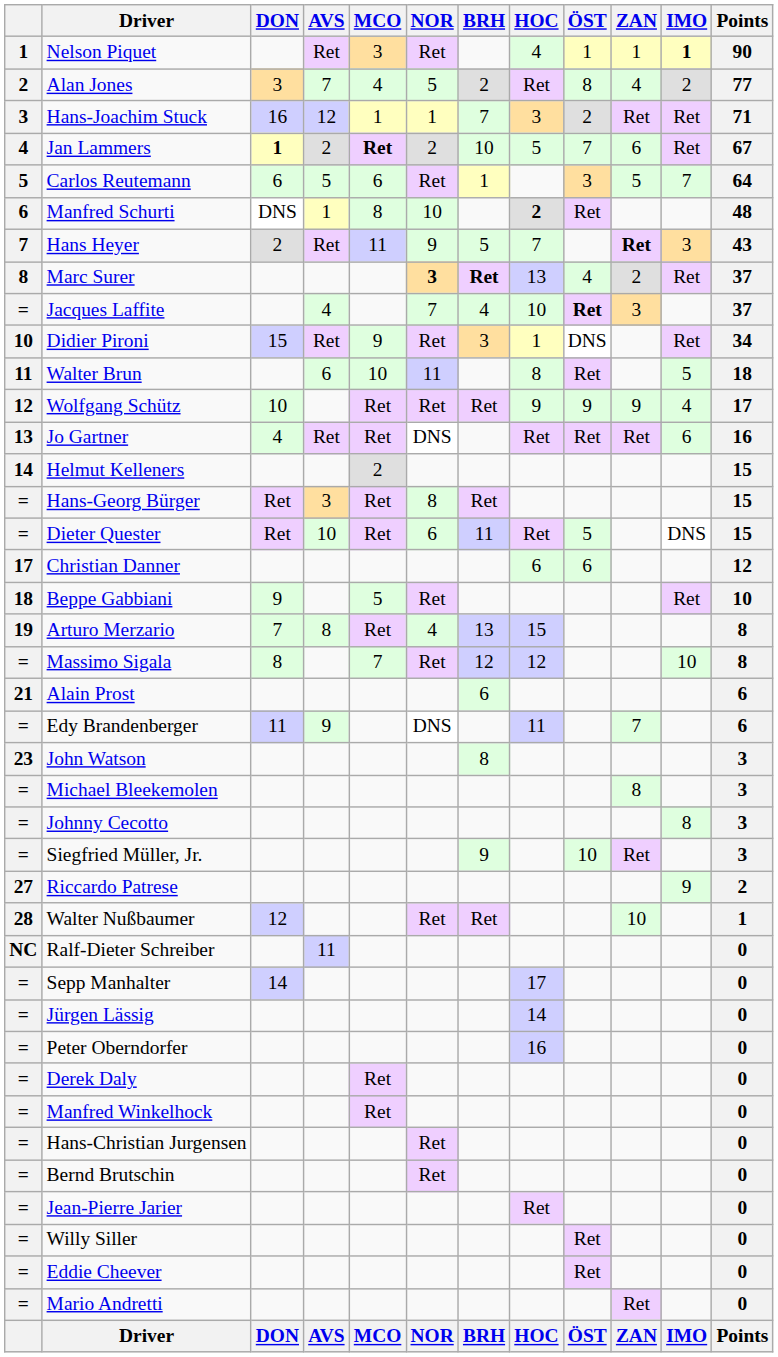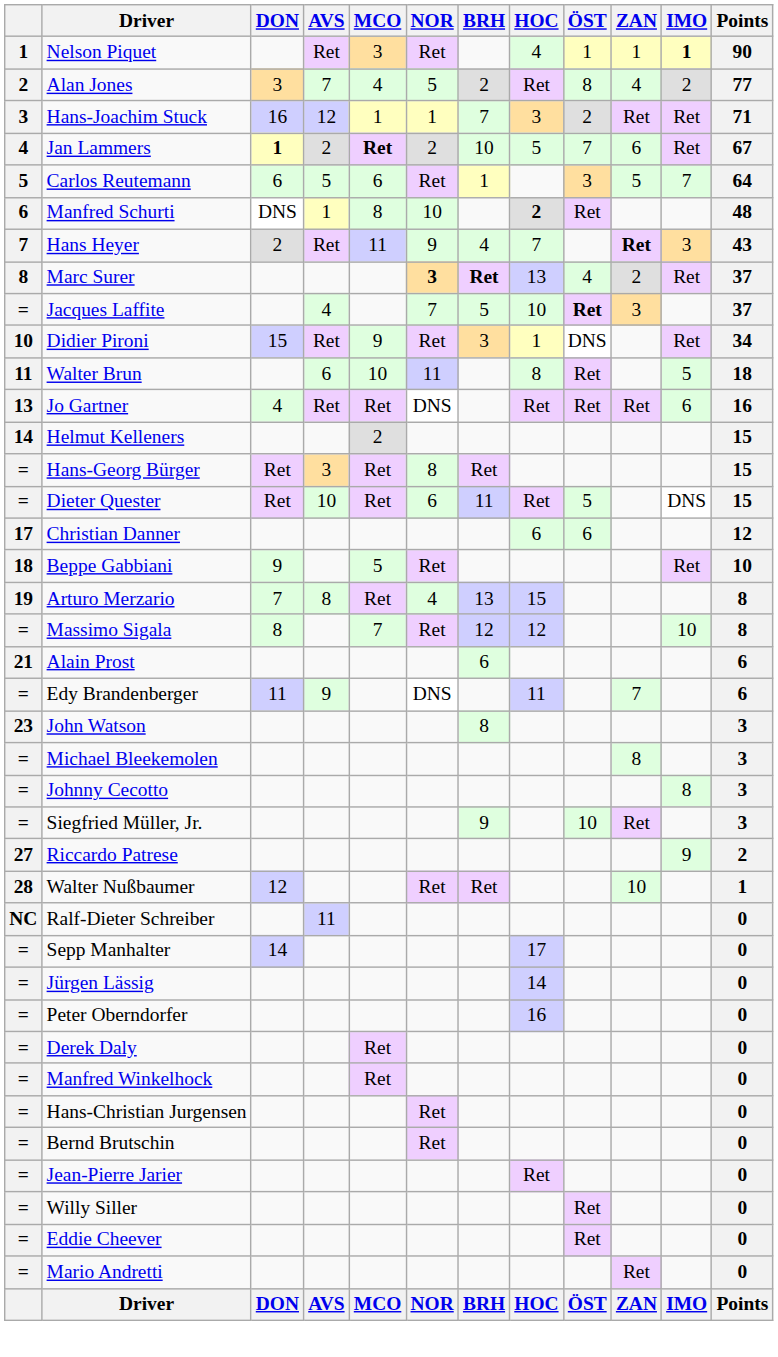(484, 244) 5 -> (484, 244) 4
(484, 308) 4 -> (484, 308) 5
- row: (114, 405)
